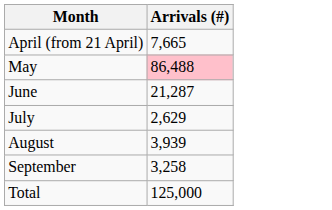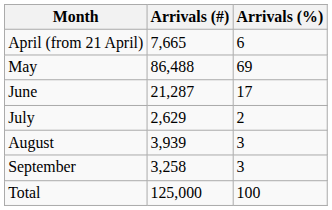+ column: (280, 17)
(172, 67) pink background -> (172, 67) no background
